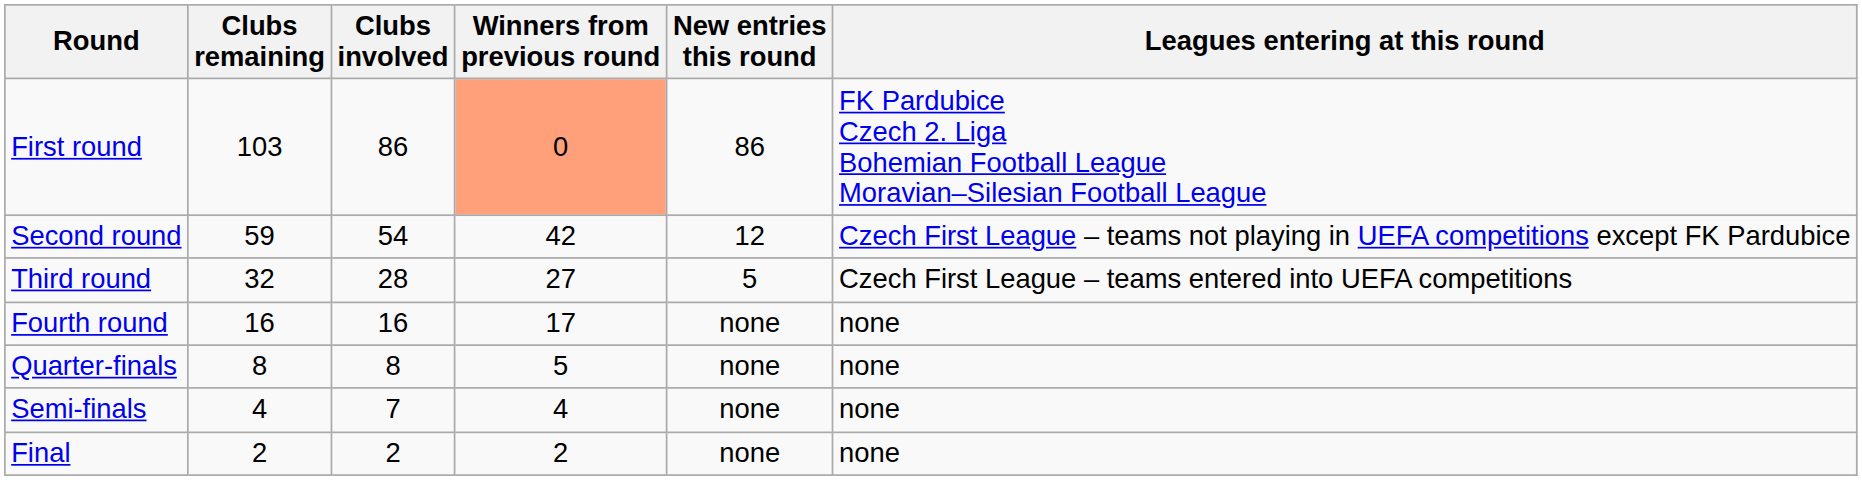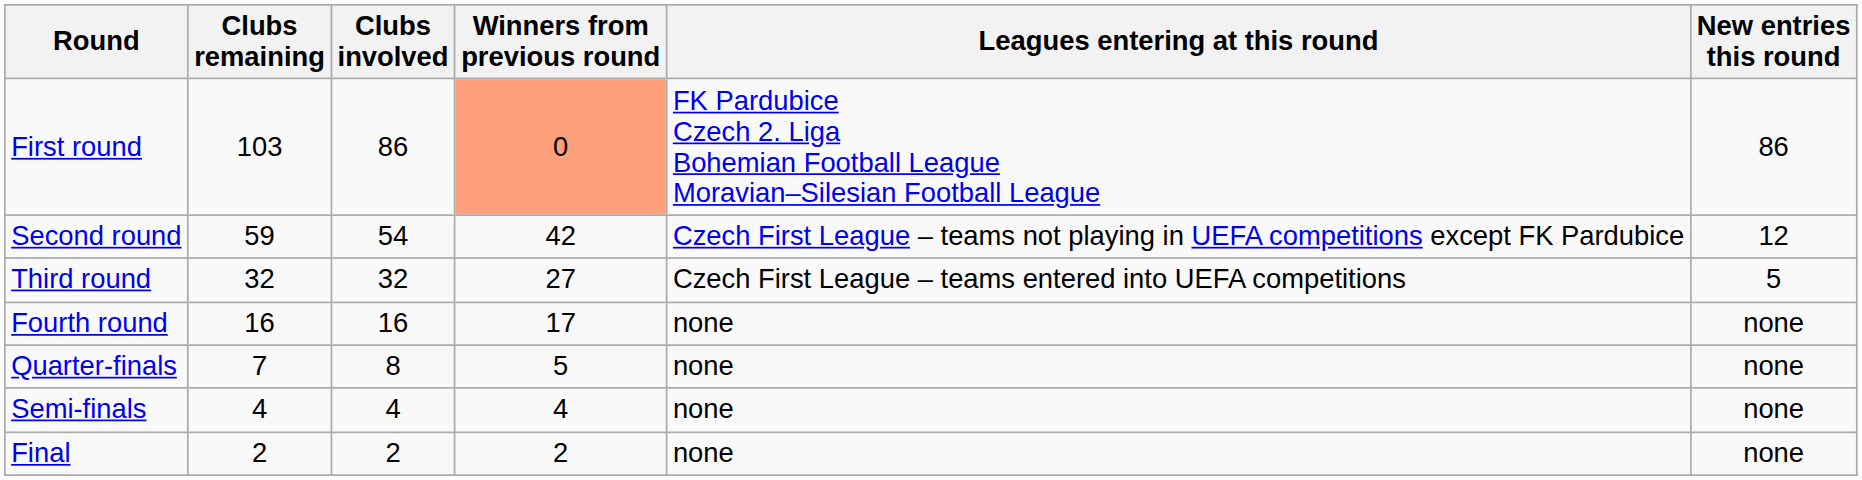columns swapped: (750, 41) <-> (1345, 41)
(393, 279) 28 -> (393, 279) 32
(260, 366) 8 -> (260, 366) 7
(393, 409) 7 -> (393, 409) 4
